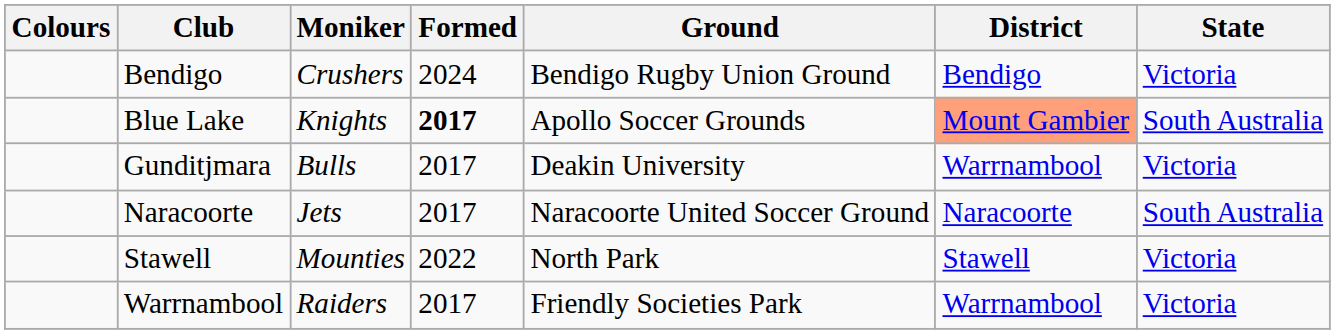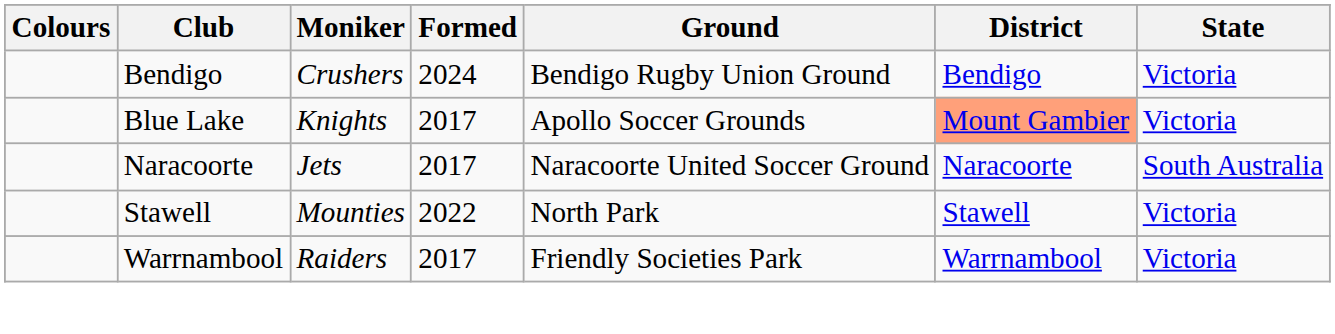(447, 119) bold -> (447, 119) normal
(1233, 119) South Australia -> (1190, 119) Victoria
- row: (197, 166)
